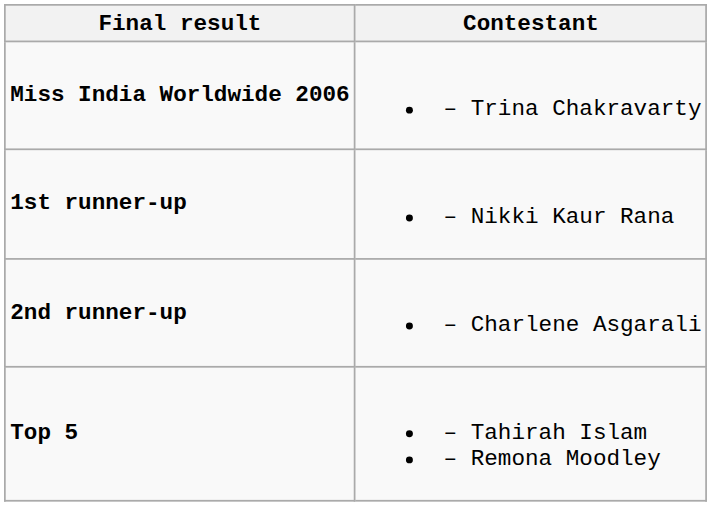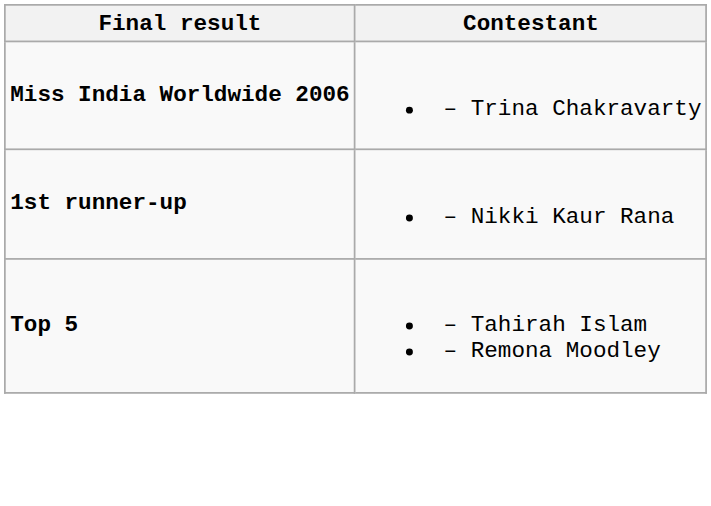- row: (98, 312)
